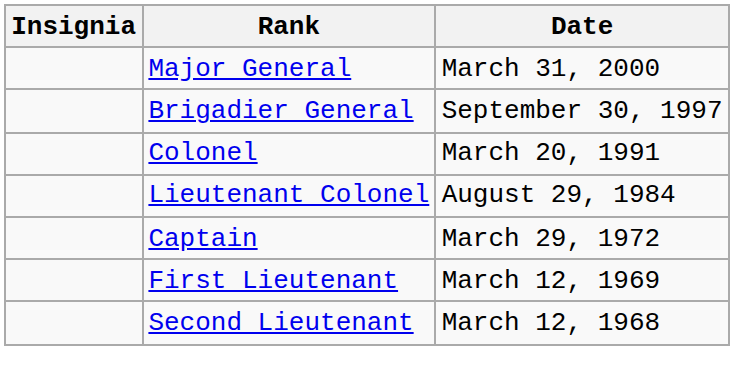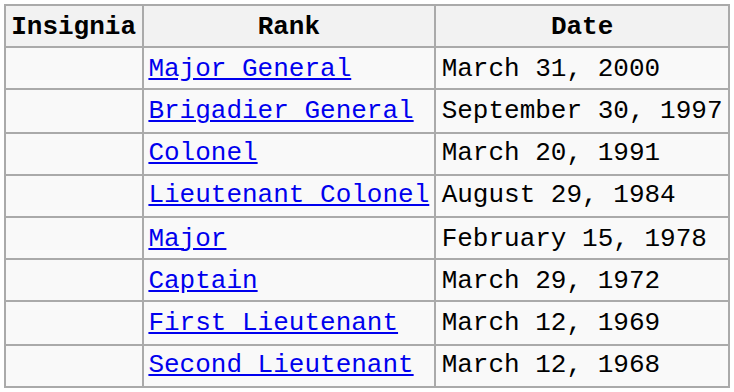+ row: (187, 238)
